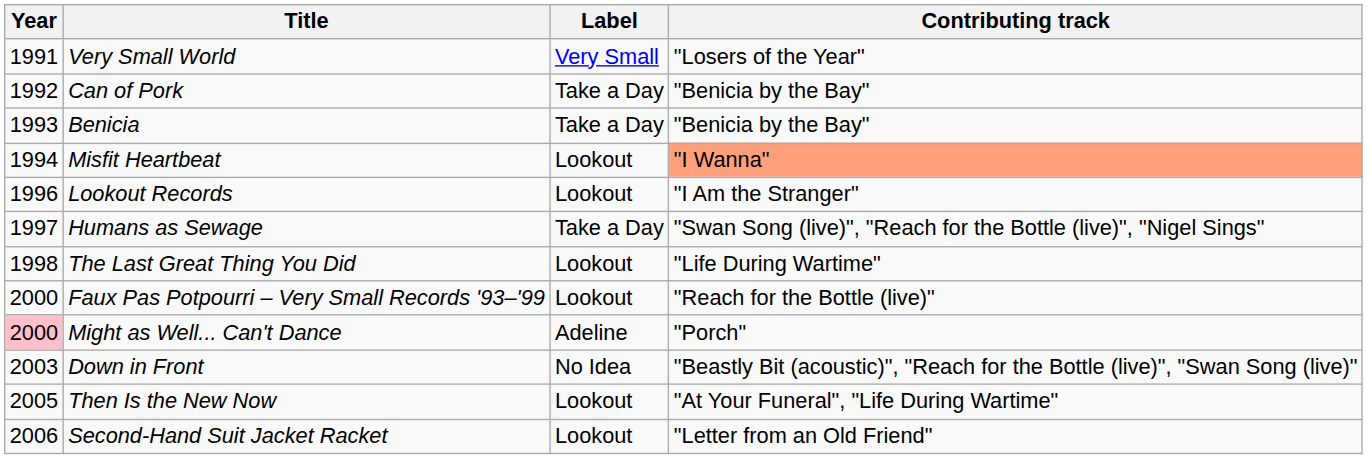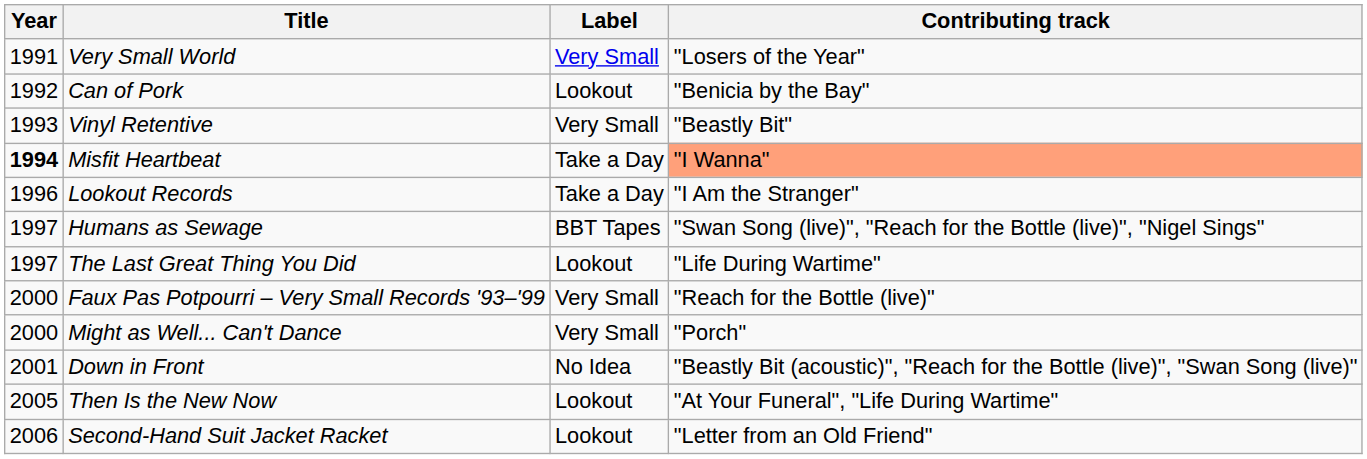(609, 90) Take a Day -> (594, 90) Lookout
- row: (104, 125)
+ row: (141, 125)
(34, 159) normal -> (34, 159) bold
(594, 159) Lookout -> (609, 159) Take a Day
(594, 194) Lookout -> (609, 194) Take a Day
(609, 228) Take a Day -> (608, 228) BBT Tapes
(34, 263) 1998 -> (34, 263) 1997
(594, 297) Lookout -> (607, 297) Very Small
(34, 332) pink background -> (34, 332) no background
(591, 332) Adeline -> (607, 332) Very Small
(34, 366) 2003 -> (34, 366) 2001
